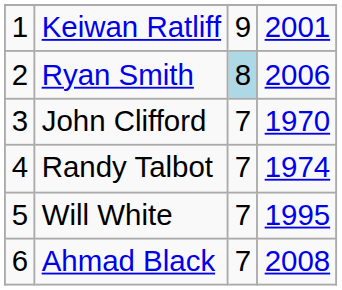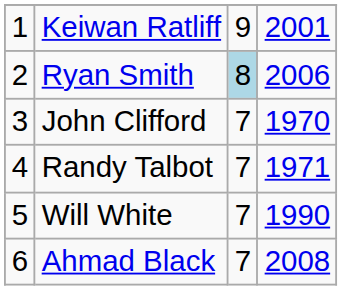(297, 167) 1974 -> (297, 167) 1971
(297, 214) 1995 -> (297, 214) 1990
